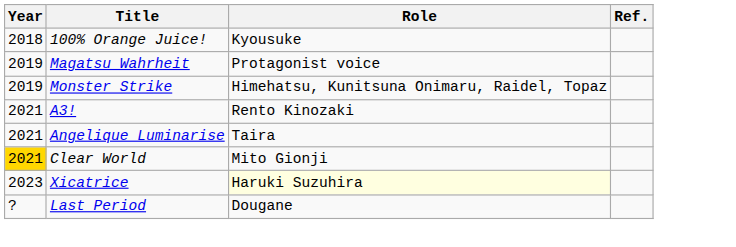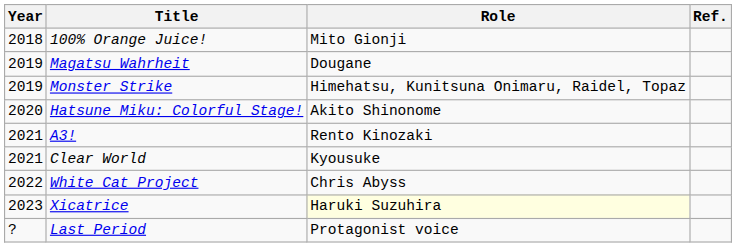(267, 40) Kyousuke -> (358, 40) Mito Gionji
(306, 64) Protagonist voice -> (341, 64) Dougane
+ row: (177, 111)
- row: (137, 135)
(26, 159) gold background -> (26, 159) no background
(280, 159) Mito Gionji -> (345, 159) Kyousuke
+ row: (124, 183)
(262, 206) Dougane -> (385, 230) Protagonist voice
